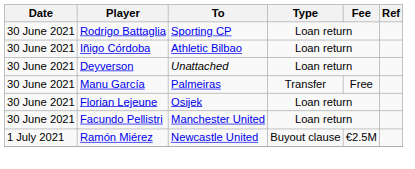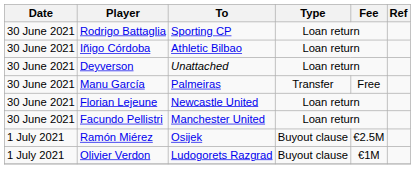(187, 102) Osijek -> (215, 102) Newcastle United
(215, 137) Newcastle United -> (187, 137) Osijek
+ row: (115, 155)
